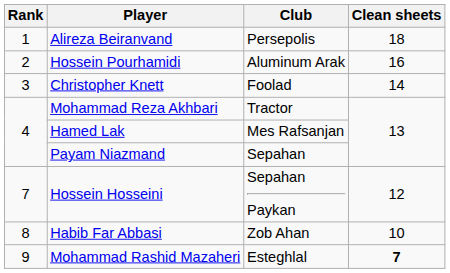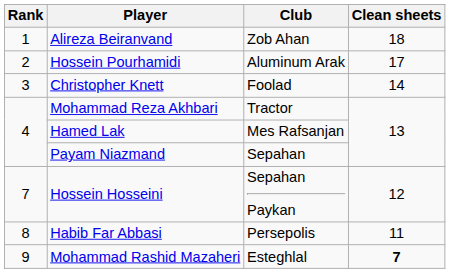(281, 39) Persepolis -> (278, 39) Zob Ahan
(397, 62) 16 -> (397, 62) 17
(278, 233) Zob Ahan -> (281, 233) Persepolis
(397, 233) 10 -> (397, 233) 11
